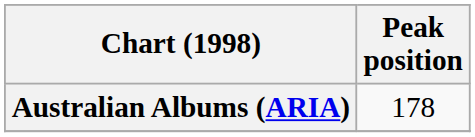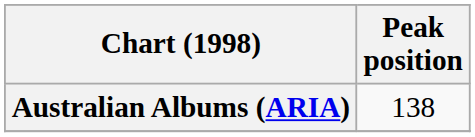(413, 107) 178 -> (413, 107) 138
